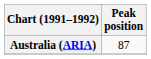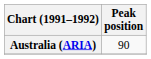(124, 44) 87 -> (124, 44) 90
